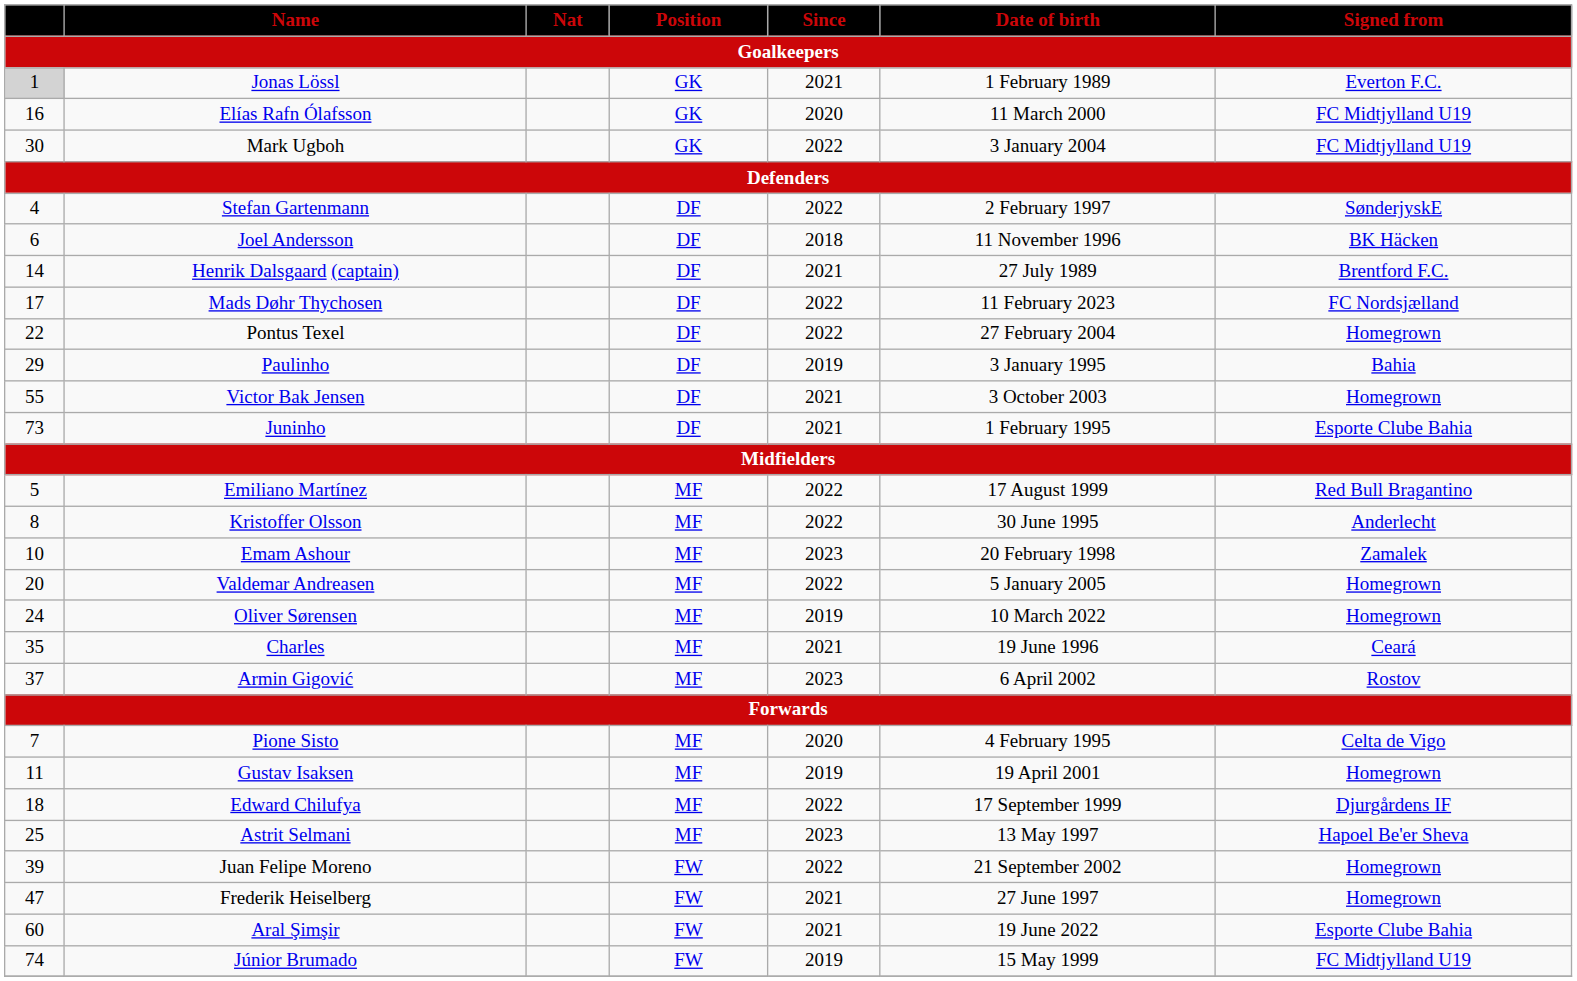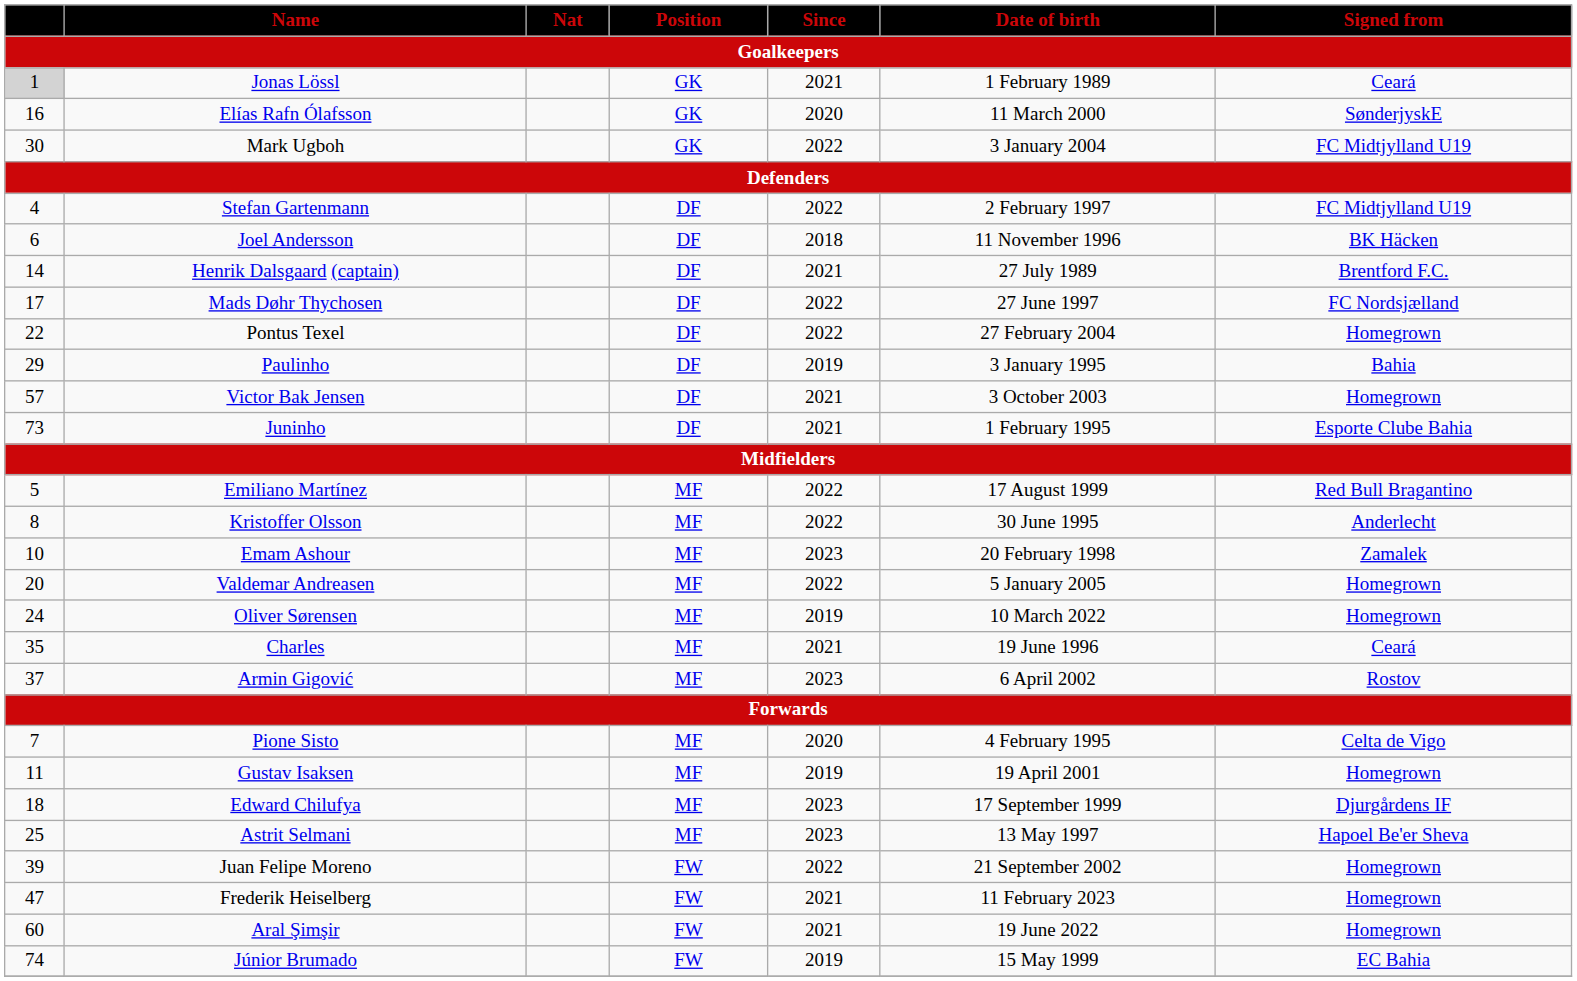(1394, 83) Everton F.C. -> (1394, 83) Ceará
(1394, 114) FC Midtjylland U19 -> (1394, 114) SønderjyskE
(1394, 208) SønderjyskE -> (1394, 208) FC Midtjylland U19
(1048, 302) 11 February 2023 -> (1048, 302) 27 June 1997
(35, 396) 55 -> (35, 396) 57
(824, 804) 2022 -> (824, 804) 2023
(1048, 898) 27 June 1997 -> (1048, 898) 11 February 2023
(1394, 929) Esporte Clube Bahia -> (1394, 929) Homegrown
(1394, 961) FC Midtjylland U19 -> (1394, 961) EC Bahia
